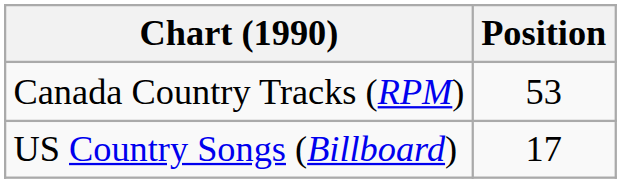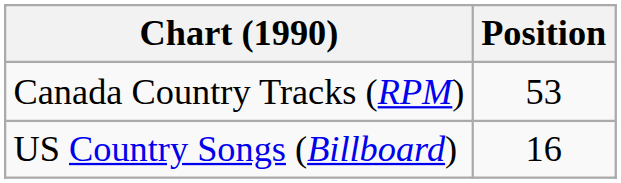(544, 148) 17 -> (544, 148) 16
